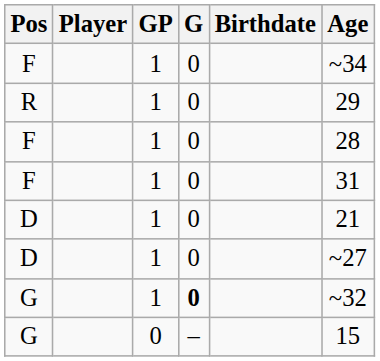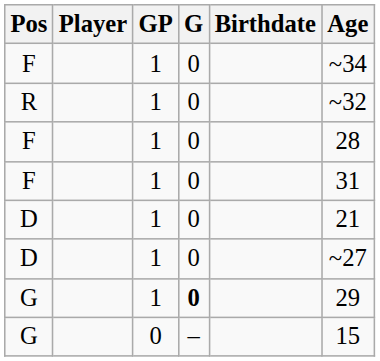(348, 102) 29 -> (348, 102) ~32
(348, 297) ~32 -> (348, 297) 29
